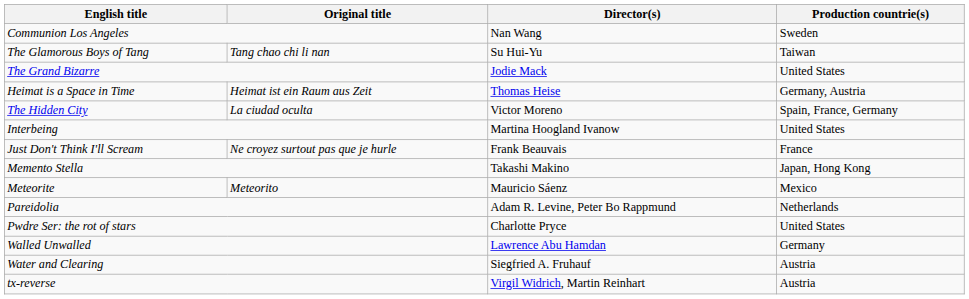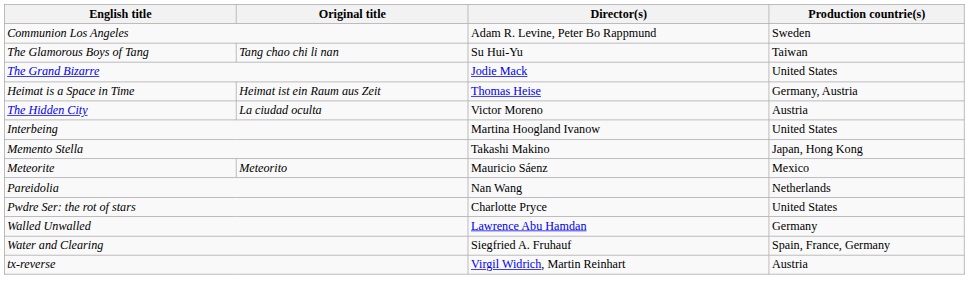(516, 33) Nan Wang -> (564, 33) Adam R. Levine, Peter Bo Rappmund
(839, 110) Spain, France, Germany -> (790, 110) Austria
- row: (75, 149)
(583, 206) Adam R. Levine, Peter Bo Rappmund -> (497, 187) Nan Wang
(798, 264) Austria -> (831, 245) Spain, France, Germany
